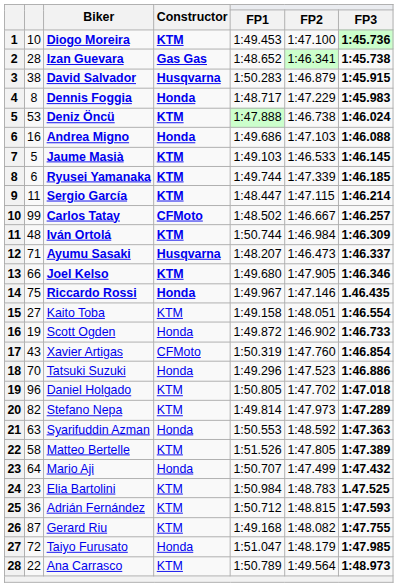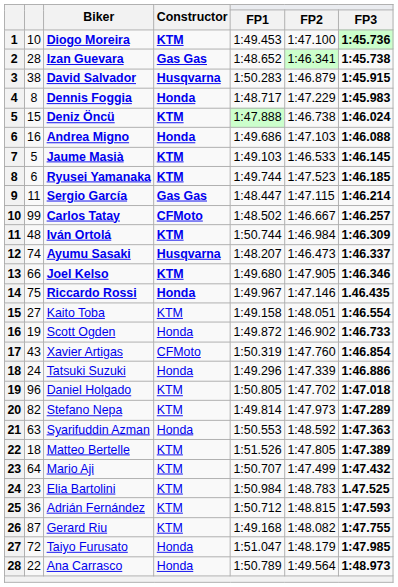(34, 117) 53 -> (34, 117) 15
(312, 176) 1:47.339 -> (312, 176) 1:47.523
(170, 195) KTM -> (182, 195) Gas Gas
(34, 254) 71 -> (34, 254) 74
(34, 371) 70 -> (34, 371) 24
(312, 371) 1:47.523 -> (312, 371) 1:47.339
(34, 449) 58 -> (34, 449) 18
(175, 468) Honda -> (170, 468) KTM
(170, 566) KTM -> (175, 566) Honda
